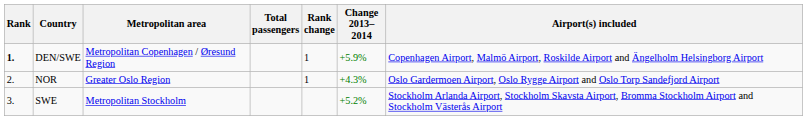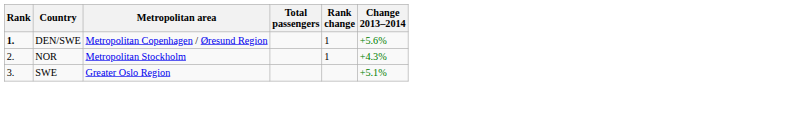- column: (594, 24)
(353, 57) +5.9% -> (373, 40) +5.6%
(128, 79) Greater Oslo Region -> (136, 56) Metropolitan Stockholm
(136, 101) Metropolitan Stockholm -> (128, 72) Greater Oslo Region
(353, 101) +5.2% -> (373, 72) +5.1%
